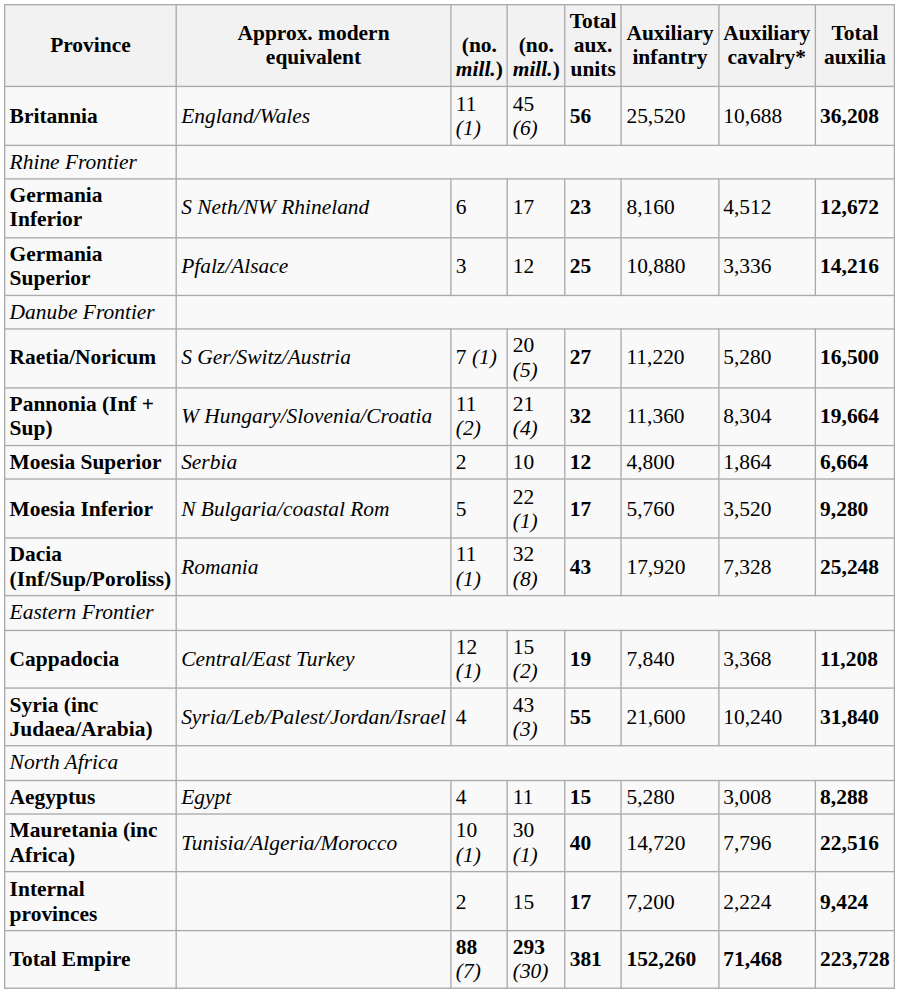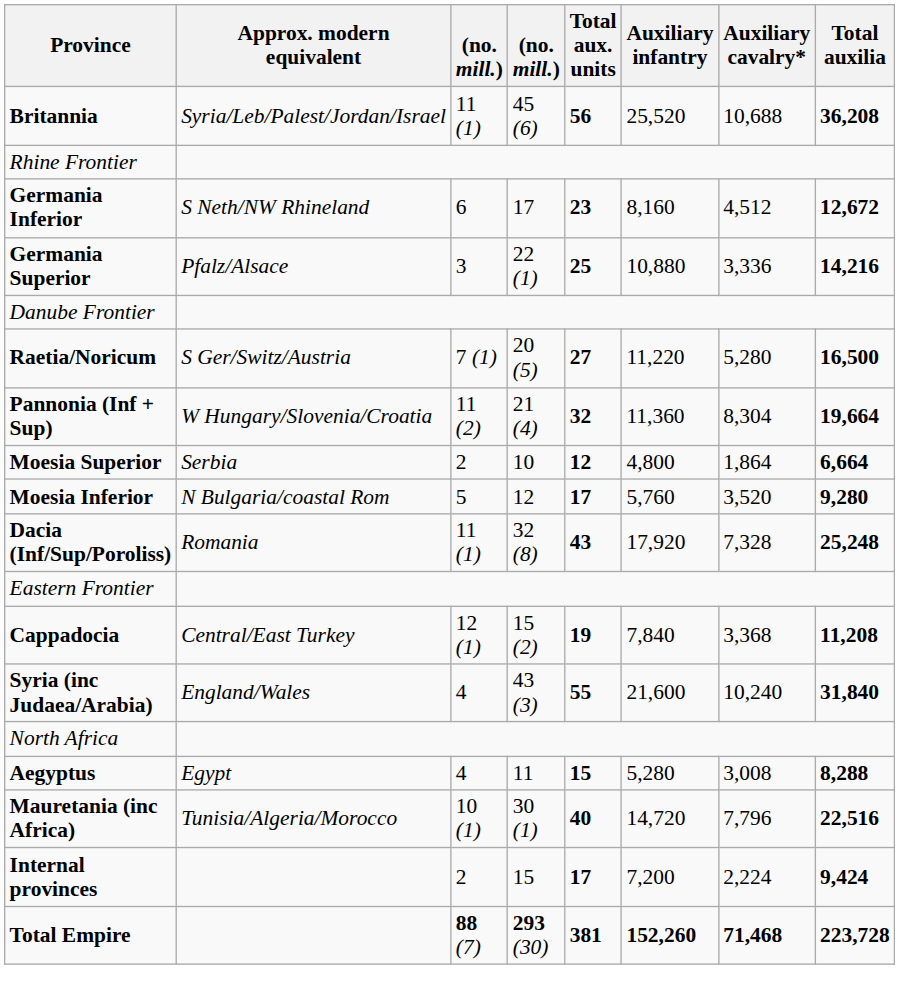(246, 115) England/Wales -> (314, 115) Syria/Leb/Palest/Jordan/Israel
(523, 266) 12 -> (525, 266) 22 (1)
(525, 508) 22 (1) -> (523, 496) 12
(314, 716) Syria/Leb/Palest/Jordan/Israel -> (246, 692) England/Wales
